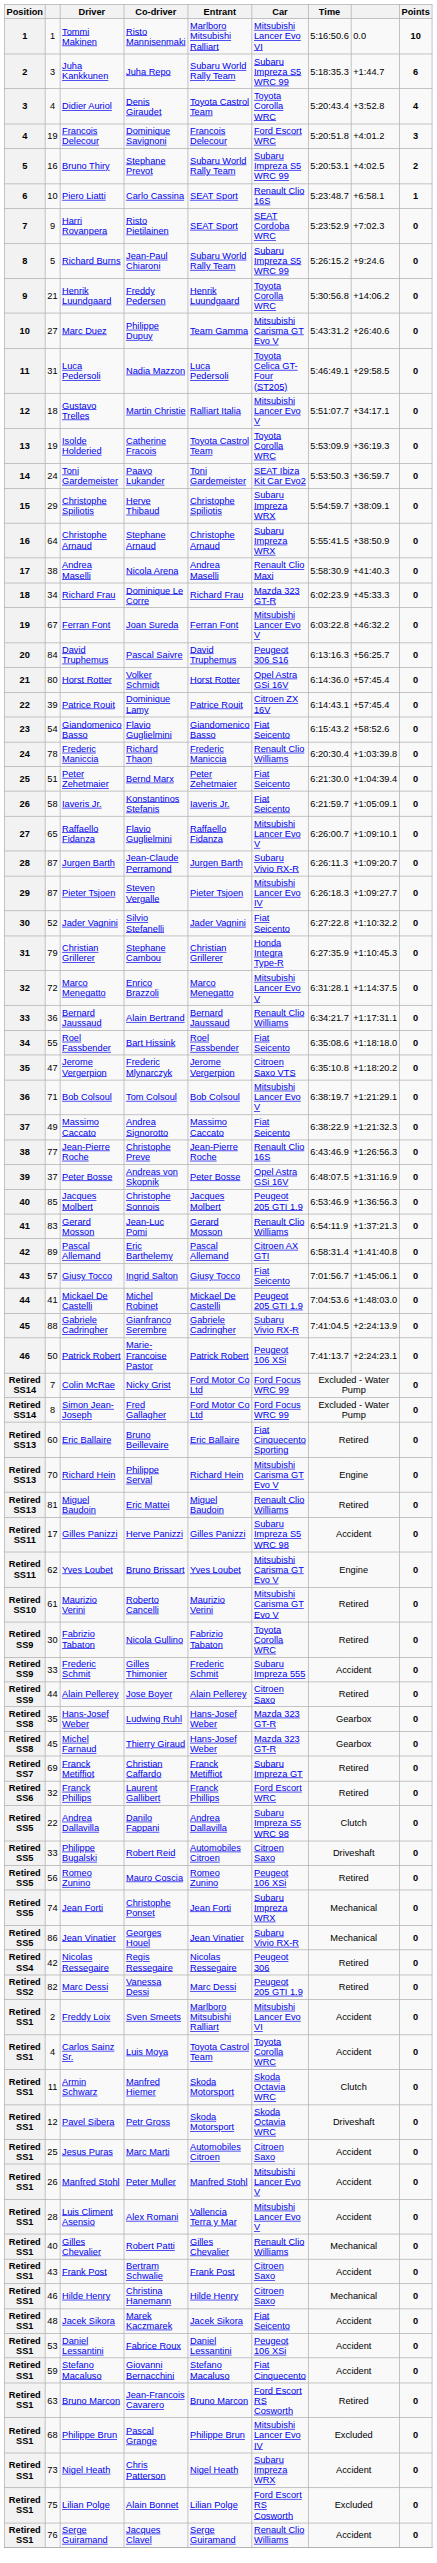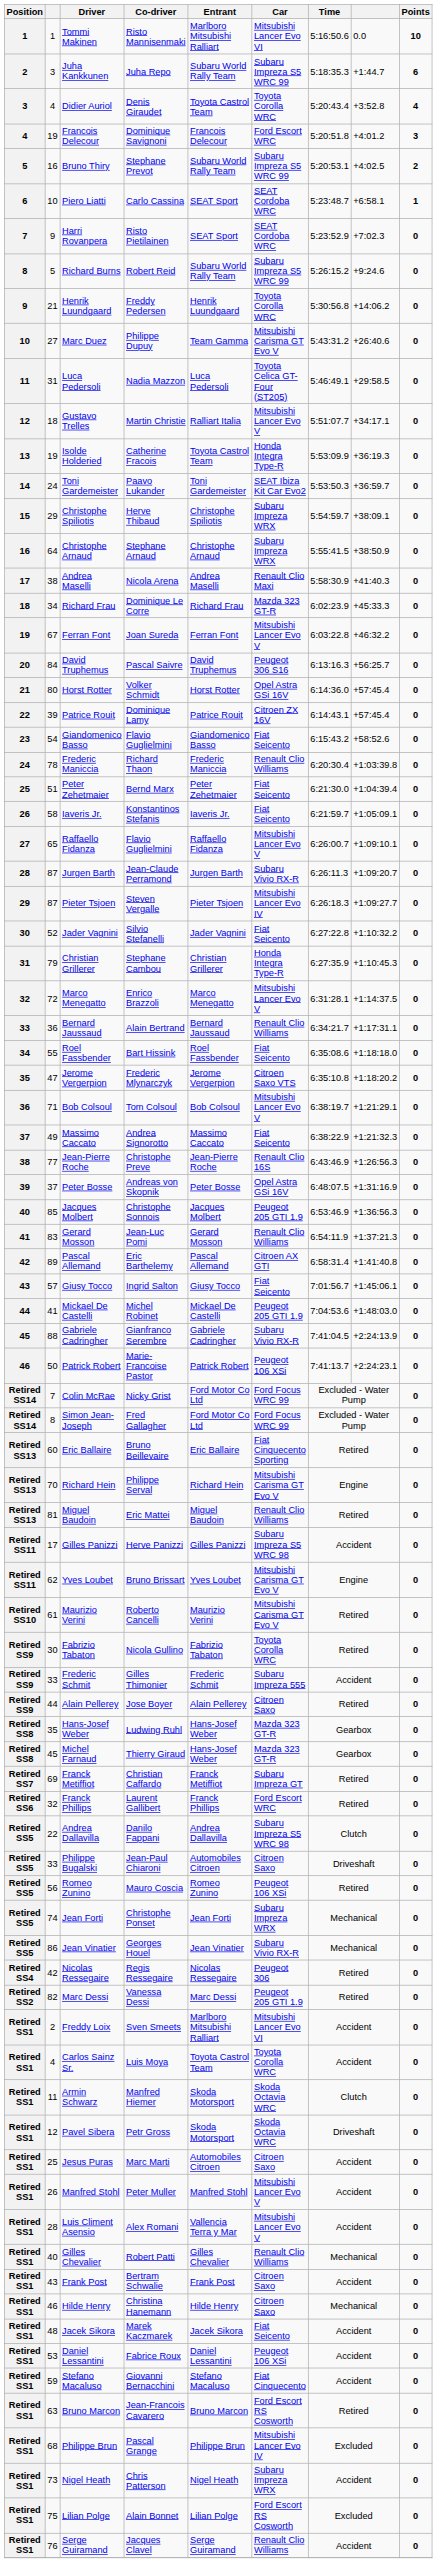(279, 196) Renault Clio 16S -> (272, 201) SEAT Cordoba WRC
(147, 260) Jean-Paul Chiaroni -> (151, 271) Robert Reid
(269, 446) Toyota Corolla WRC -> (269, 456) Honda Integra Type-R
(151, 1853) Robert Reid -> (147, 1863) Jean-Paul Chiaroni
